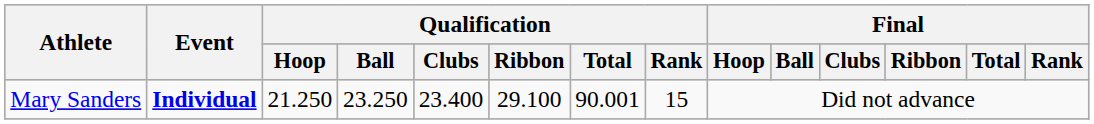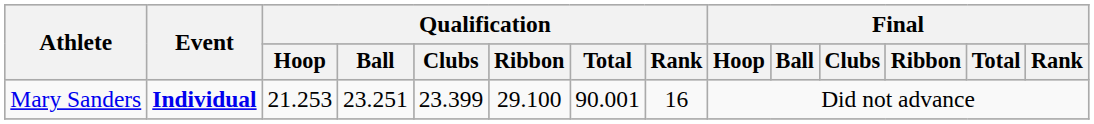(300, 99) 21.250 -> (300, 99) 21.253
(375, 99) 23.250 -> (375, 99) 23.251
(451, 99) 23.400 -> (451, 99) 23.399
(677, 99) 15 -> (677, 99) 16
